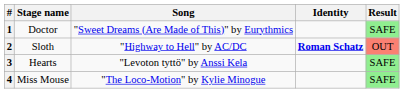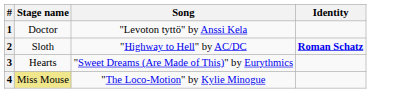- column: (383, 12)
(183, 29) "Sweet Dreams (Are Made of This)" by Eurythmics -> (183, 29) "Levoton tyttö" by Anssi Kela
(183, 63) "Levoton tyttö" by Anssi Kela -> (183, 63) "Sweet Dreams (Are Made of This)" by Eurythmics
(43, 79) no background -> (43, 79) khaki background
